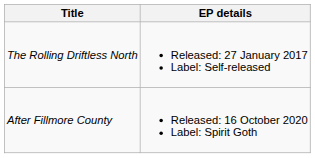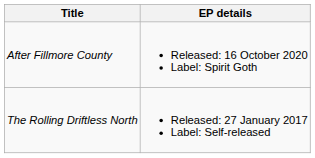rows swapped: (72, 54) <-> (60, 120)
